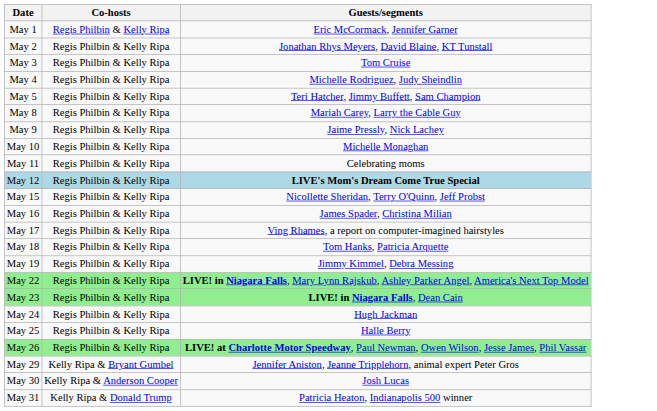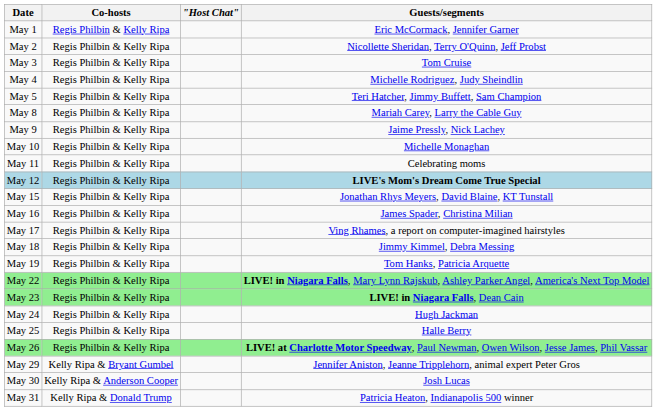+ column: (211, 12)
(386, 46) Jonathan Rhys Meyers, David Blaine, KT Tunstall -> (447, 46) Nicollette Sheridan, Terry O'Quinn, Jeff Probst
(386, 197) Nicollette Sheridan, Terry O'Quinn, Jeff Probst -> (447, 197) Jonathan Rhys Meyers, David Blaine, KT Tunstall
(386, 247) Tom Hanks, Patricia Arquette -> (447, 247) Jimmy Kimmel, Debra Messing
(386, 264) Jimmy Kimmel, Debra Messing -> (447, 264) Tom Hanks, Patricia Arquette
